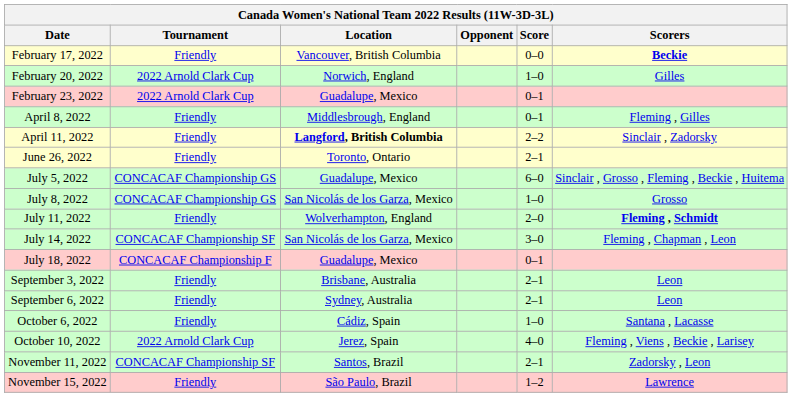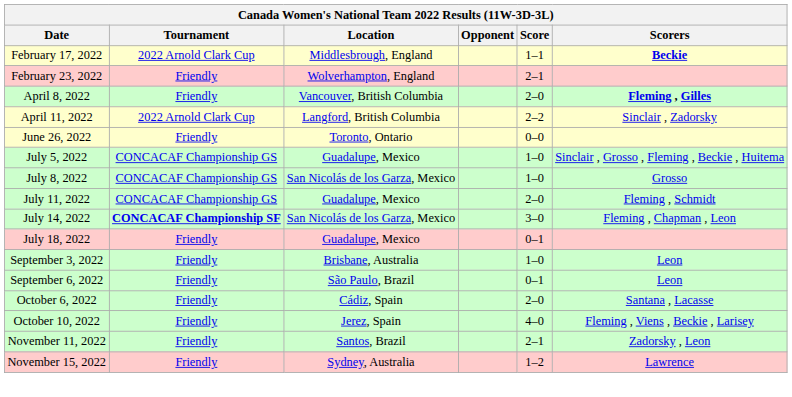(195, 55) Friendly -> (196, 55) 2022 Arnold Clark Cup
(369, 55) Vancouver, British Columbia -> (371, 55) Middlesbrough, England
(534, 55) 0–0 -> (535, 55) 1–1
- row: (57, 76)
(195, 96) 2022 Arnold Clark Cup -> (196, 76) Friendly
(369, 96) Guadalupe, Mexico -> (371, 76) Wolverhampton, England
(534, 96) 0–1 -> (535, 76) 2–1
(369, 117) Middlesbrough, England -> (371, 96) Vancouver, British Columbia
(534, 117) 0–1 -> (535, 96) 2–0
(670, 117) normal -> (670, 96) bold
(195, 137) Friendly -> (196, 117) 2022 Arnold Clark Cup
(369, 137) bold -> (371, 117) normal
(534, 158) 2–1 -> (535, 137) 0–0
(534, 178) 6–0 -> (535, 158) 1–0
(195, 219) Friendly -> (196, 198) CONCACAF Championship GS
(369, 219) Wolverhampton, England -> (371, 198) Guadalupe, Mexico
(670, 219) bold -> (670, 198) normal
(195, 239) normal -> (196, 219) bold
(195, 260) CONCACAF Championship F -> (196, 239) Friendly
(534, 280) 2–1 -> (535, 260) 1–0
(369, 301) Sydney, Australia -> (371, 280) São Paulo, Brazil
(534, 301) 2–1 -> (535, 280) 0–1
(534, 321) 1–0 -> (535, 301) 2–0
(195, 341) 2022 Arnold Clark Cup -> (196, 321) Friendly
(195, 362) CONCACAF Championship SF -> (196, 341) Friendly
(369, 382) São Paulo, Brazil -> (371, 362) Sydney, Australia
